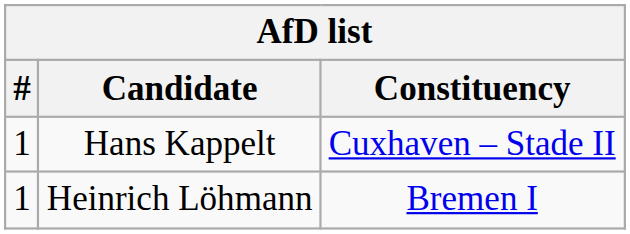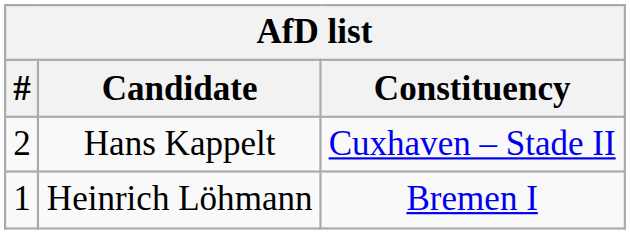(22, 143) 1 -> (22, 143) 2
